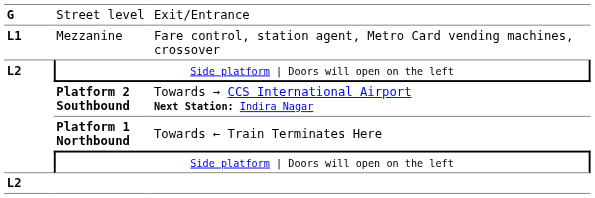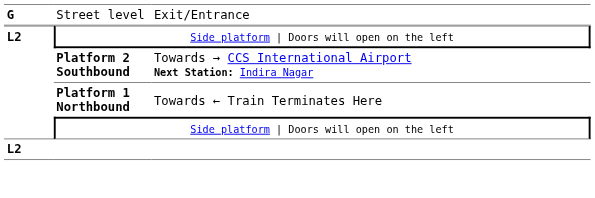- row: (89, 35)
